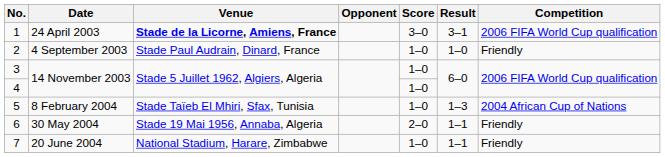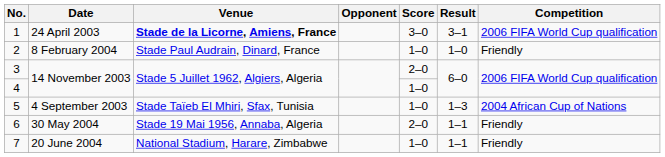(79, 50) 4 September 2003 -> (74, 50) 8 February 2004
(418, 69) 1–0 -> (418, 69) 2–0
(74, 106) 8 February 2004 -> (79, 106) 4 September 2003
